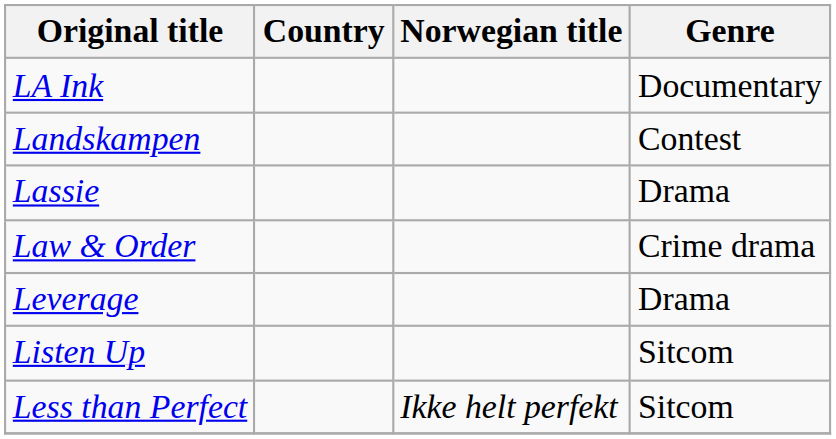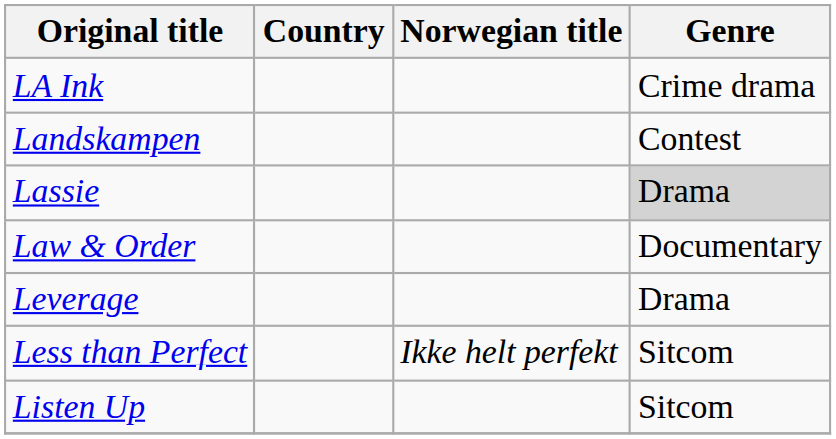(730, 84) Documentary -> (727, 84) Crime drama
(684, 191) no background -> (684, 191) lightgrey background
(727, 245) Crime drama -> (730, 245) Documentary
rows swapped: (79, 352) <-> (130, 406)
